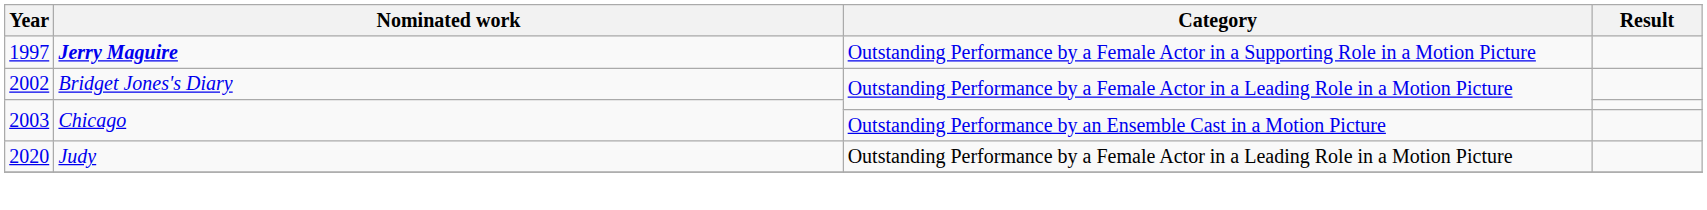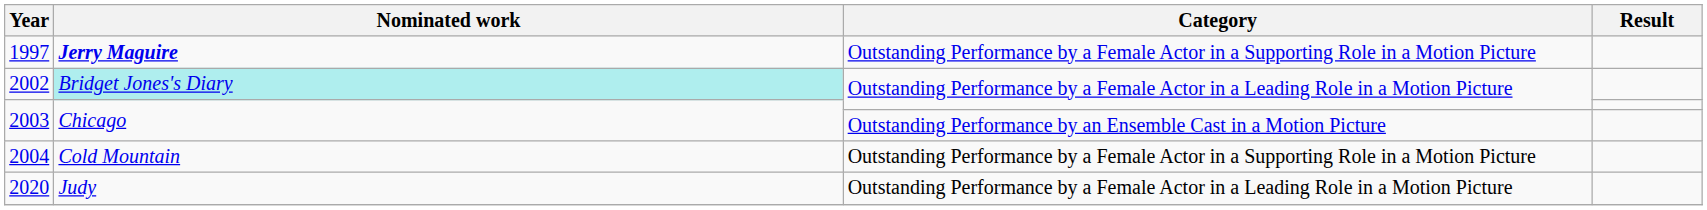(146, 83) no background -> (146, 83) paleturquoise background
+ row: (29, 156)
